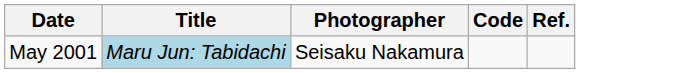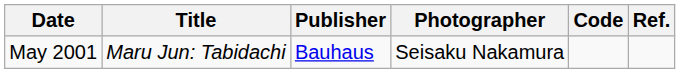+ column: (340, 20)
(196, 52) lightblue background -> (196, 52) no background
